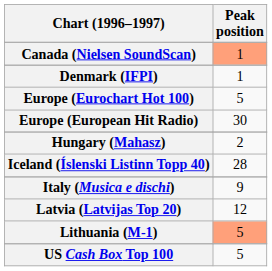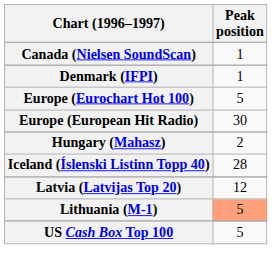(240, 53) lightsalmon background -> (240, 53) no background
- row: (109, 187)
